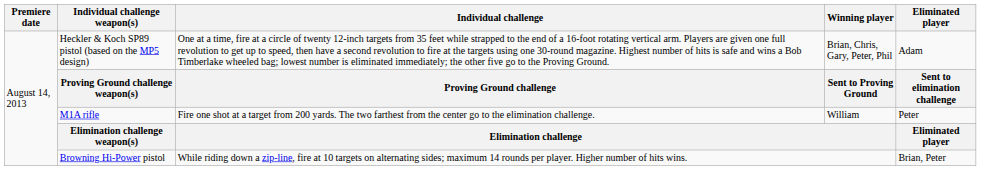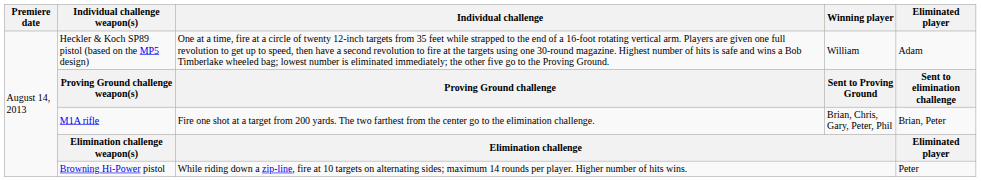(860, 50) Brian, Chris, Gary, Peter, Phil -> (843, 50) William
(843, 115) William -> (860, 120) Brian, Chris, Gary, Peter, Phil
(909, 115) Peter -> (922, 120) Brian, Peter
(922, 157) Brian, Peter -> (909, 169) Peter
